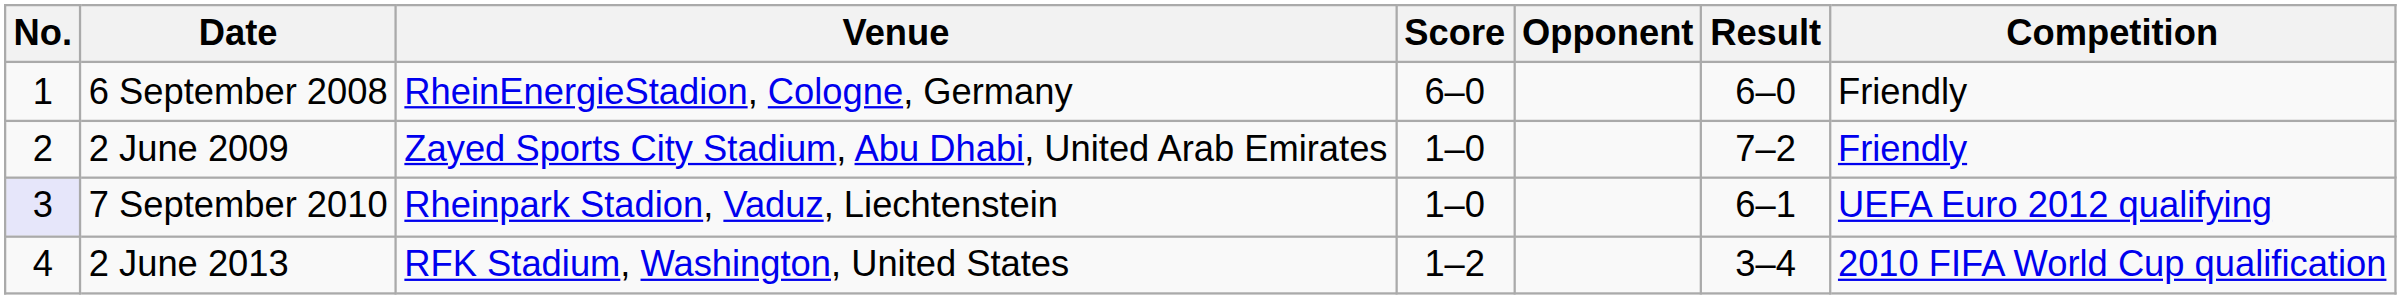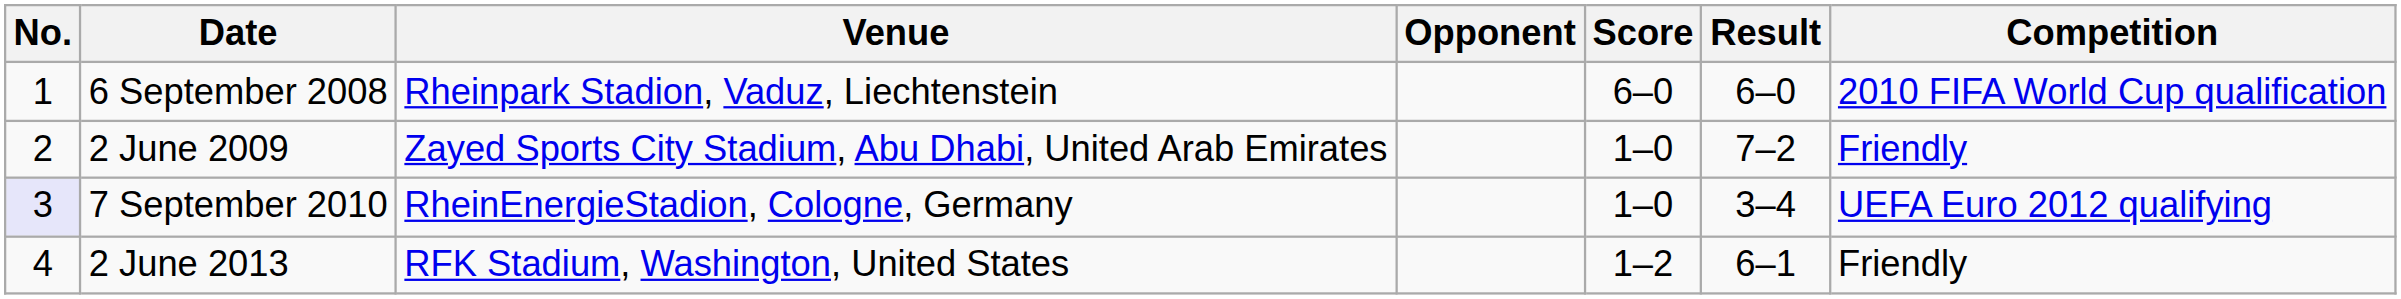columns swapped: (1608, 33) <-> (1455, 33)
(739, 90) RheinEnergieStadion, Cologne, Germany -> (731, 90) Rheinpark Stadion, Vaduz, Liechtenstein
(1903, 90) Friendly -> (2112, 90) 2010 FIFA World Cup qualification
(731, 206) Rheinpark Stadion, Vaduz, Liechtenstein -> (739, 206) RheinEnergieStadion, Cologne, Germany
(1766, 206) 6–1 -> (1766, 206) 3–4
(1766, 263) 3–4 -> (1766, 263) 6–1
(2112, 263) 2010 FIFA World Cup qualification -> (1903, 263) Friendly
